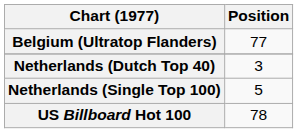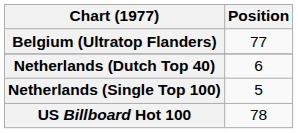(259, 66) 3 -> (259, 66) 6
